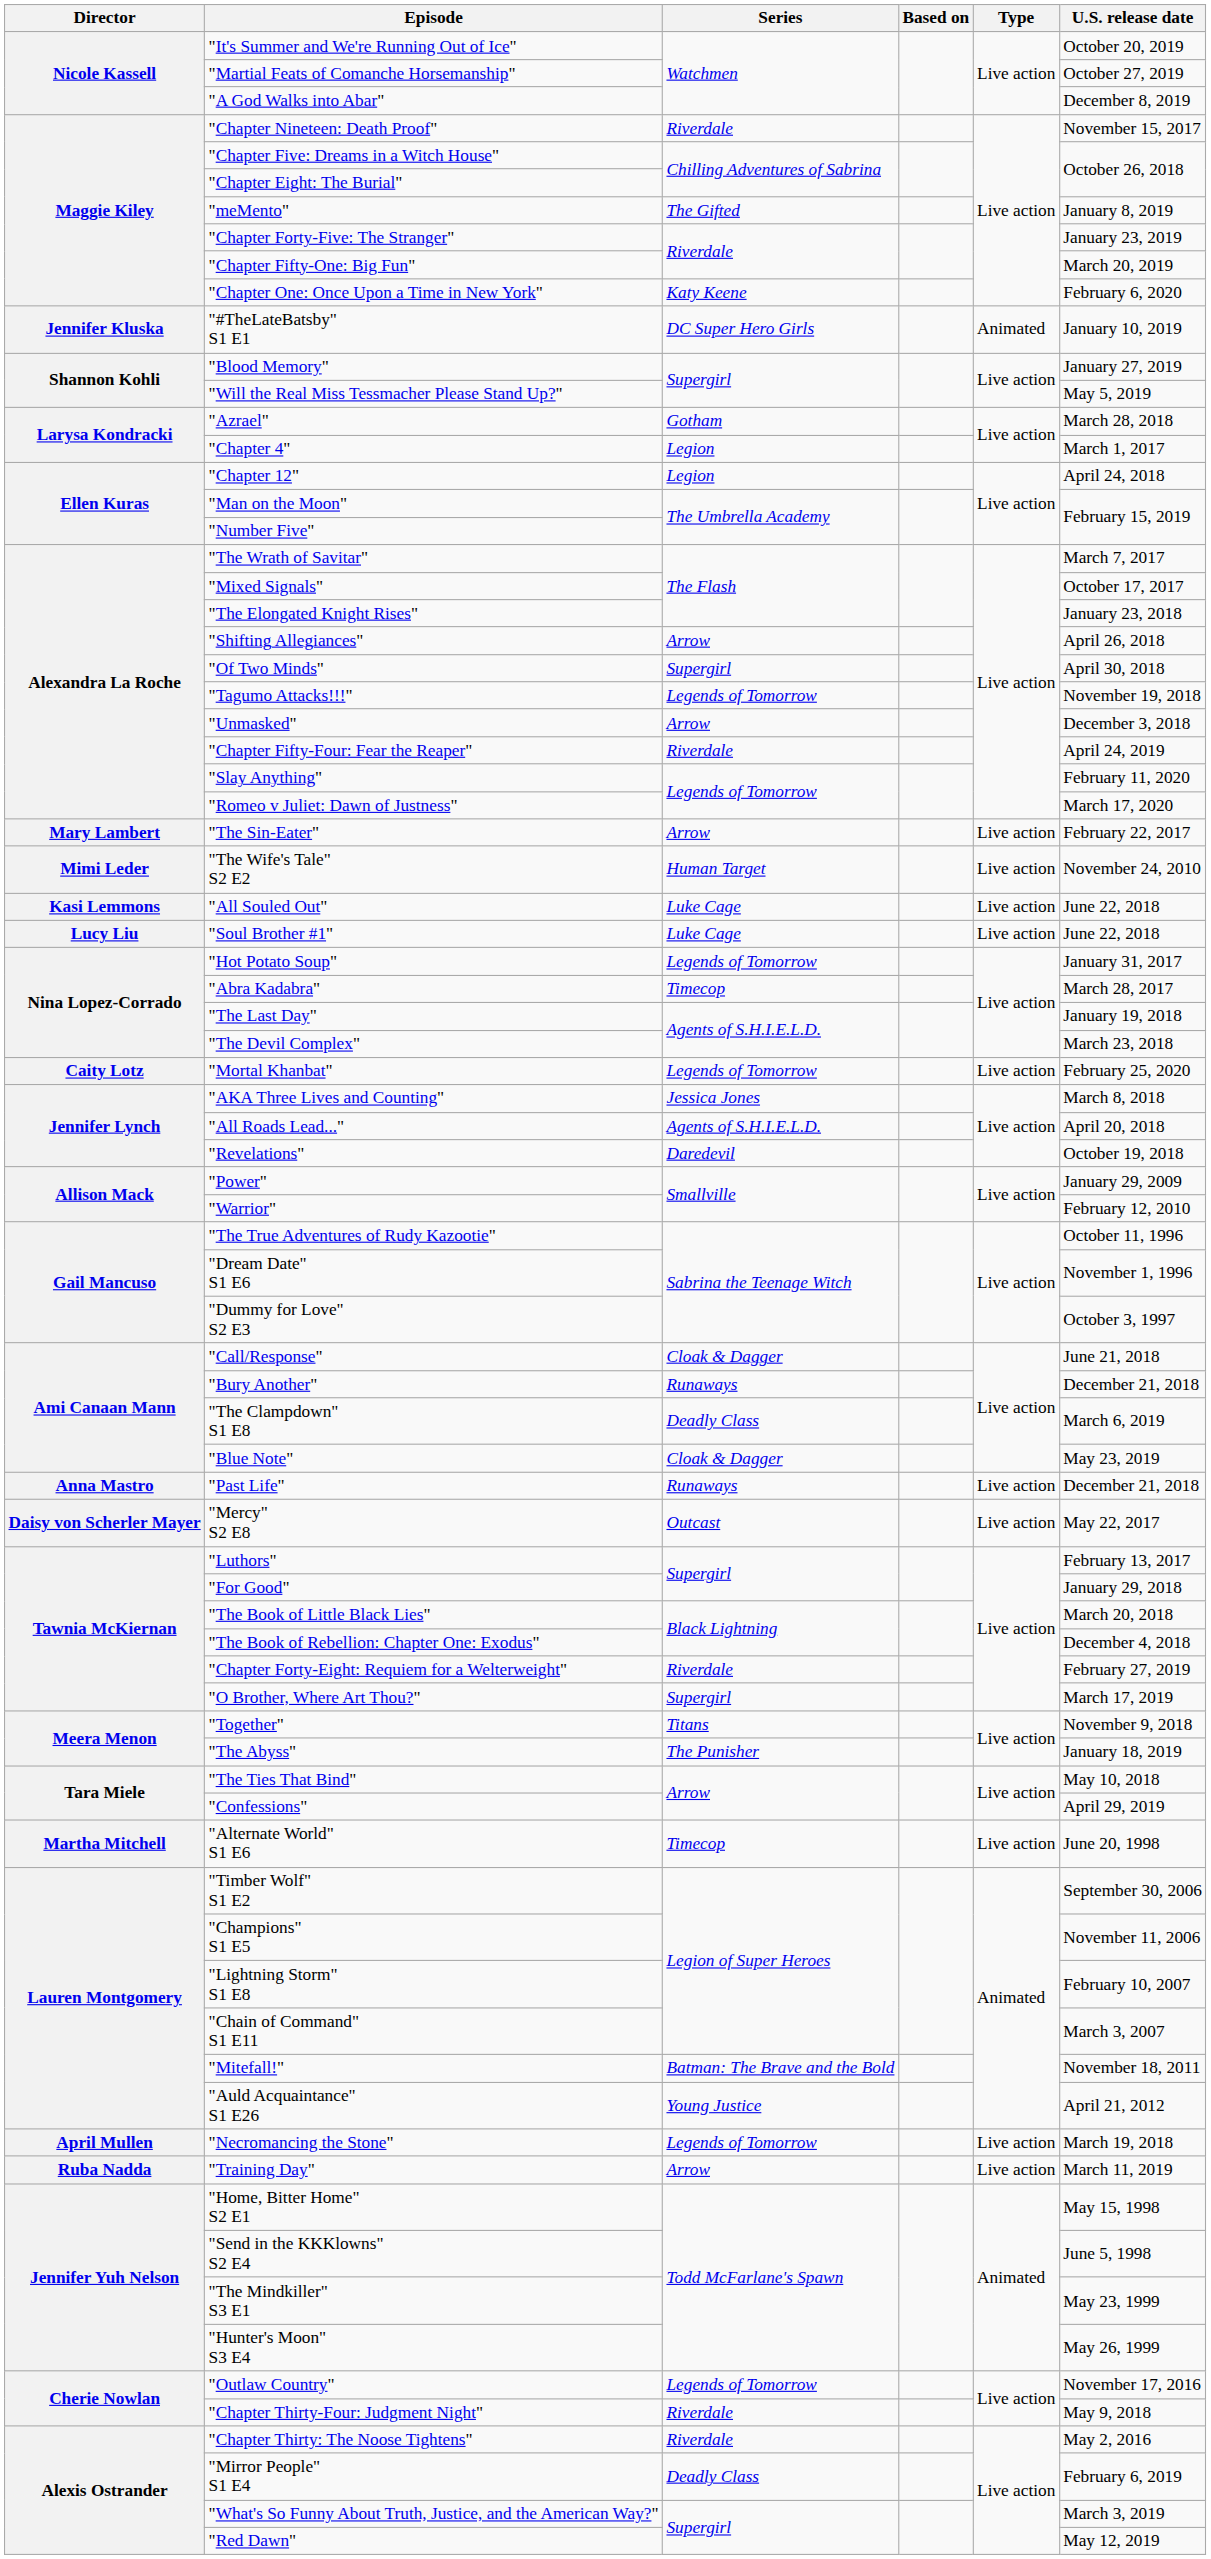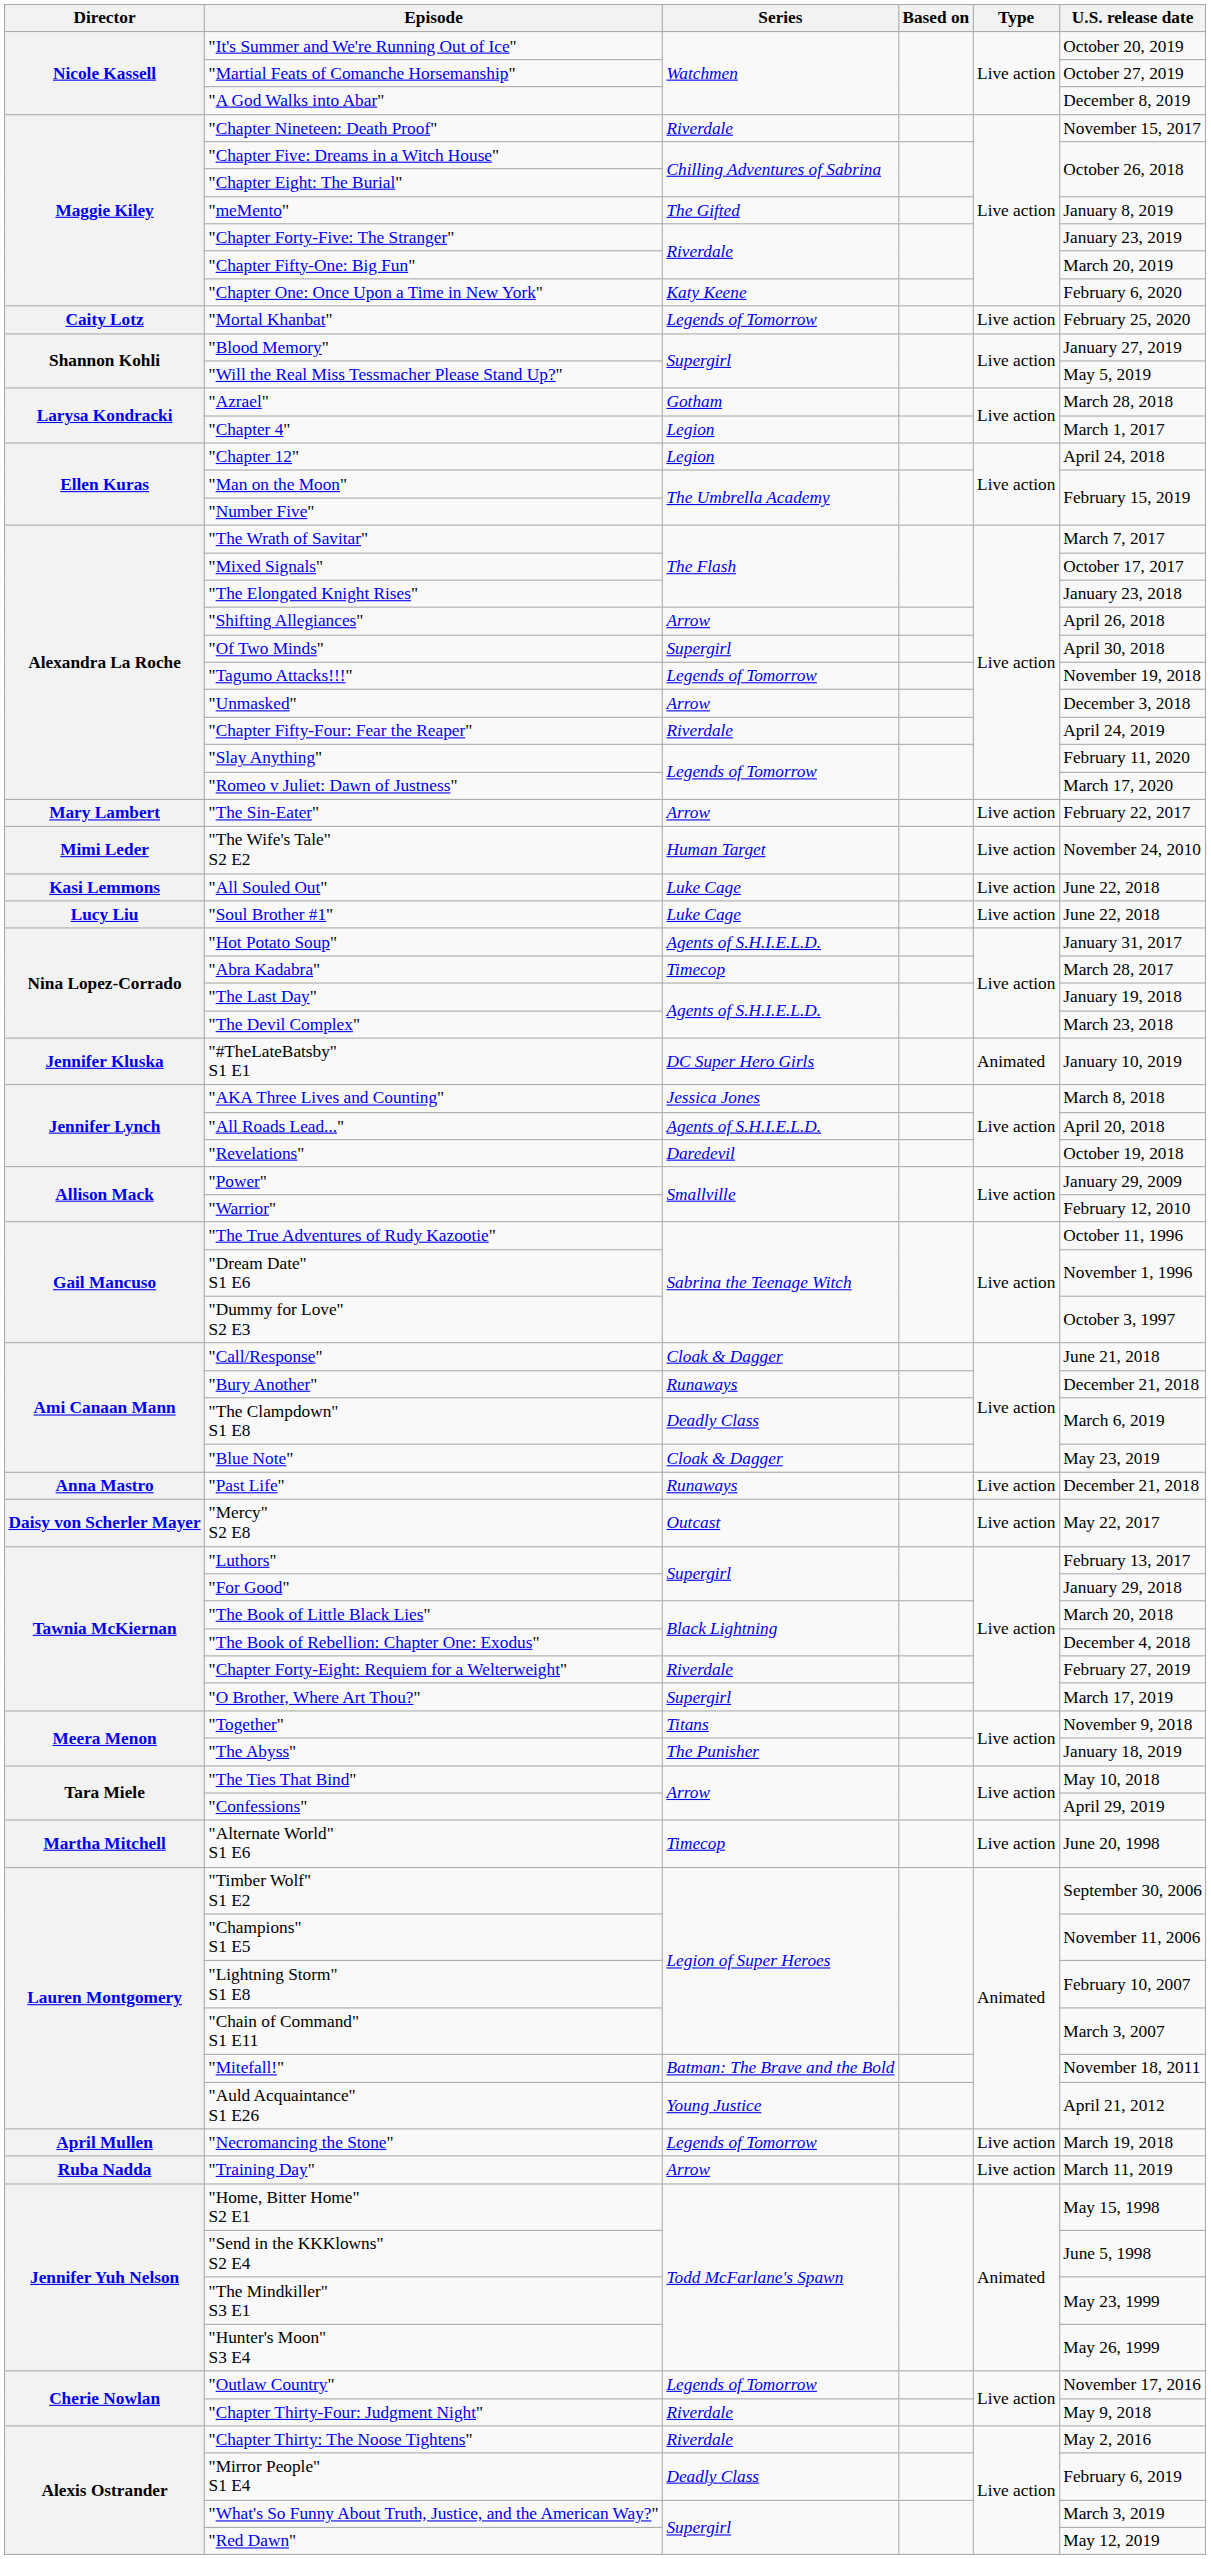rows swapped: (273, 329) <-> (271, 1071)
(742, 961) Legends of Tomorrow -> (744, 942) Agents of S.H.I.E.L.D.
